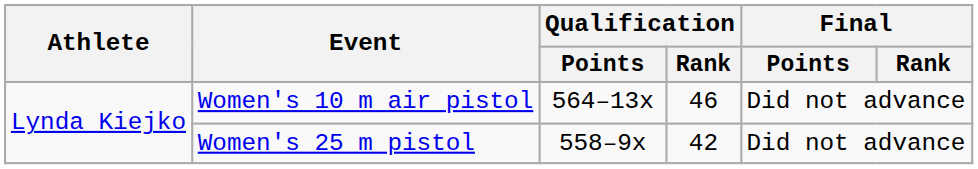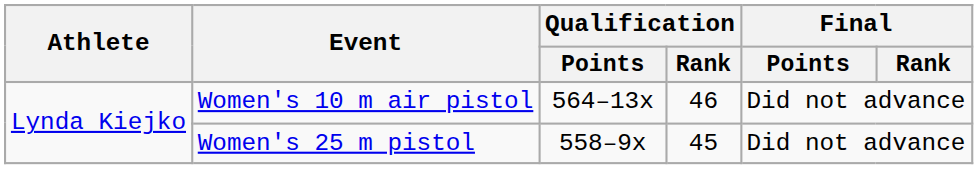(703, 143) 42 -> (703, 143) 45
